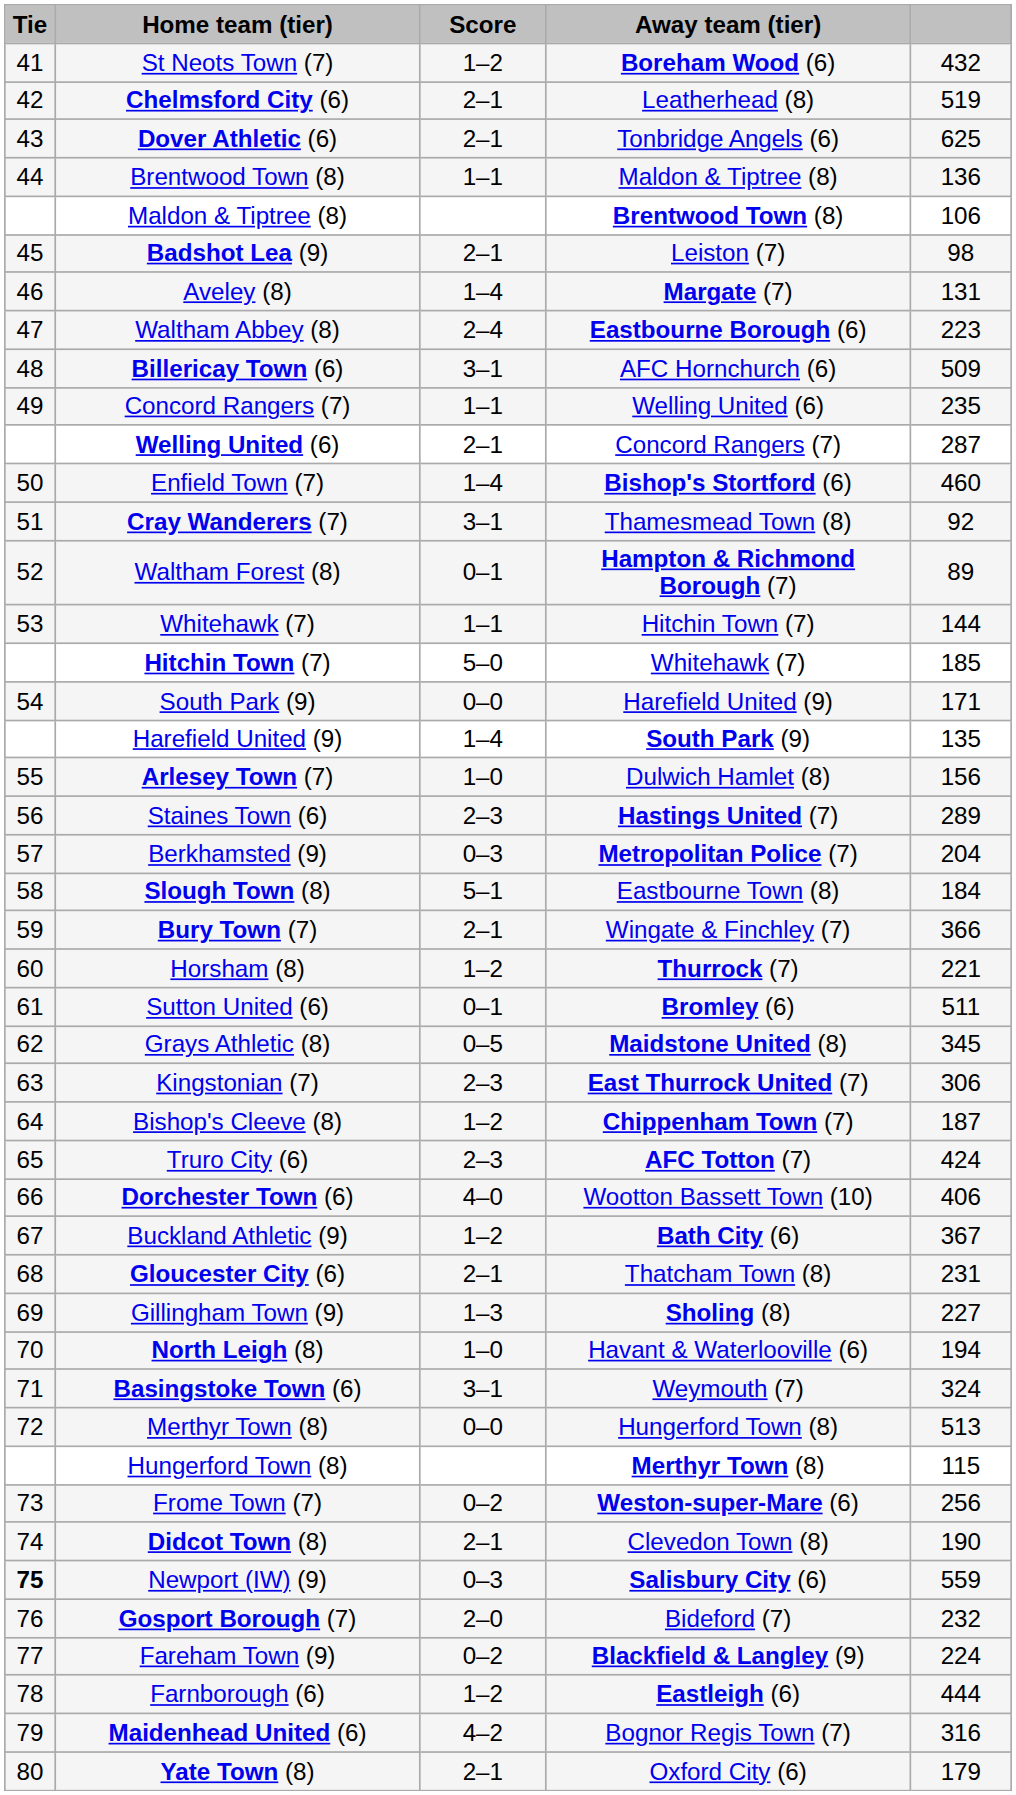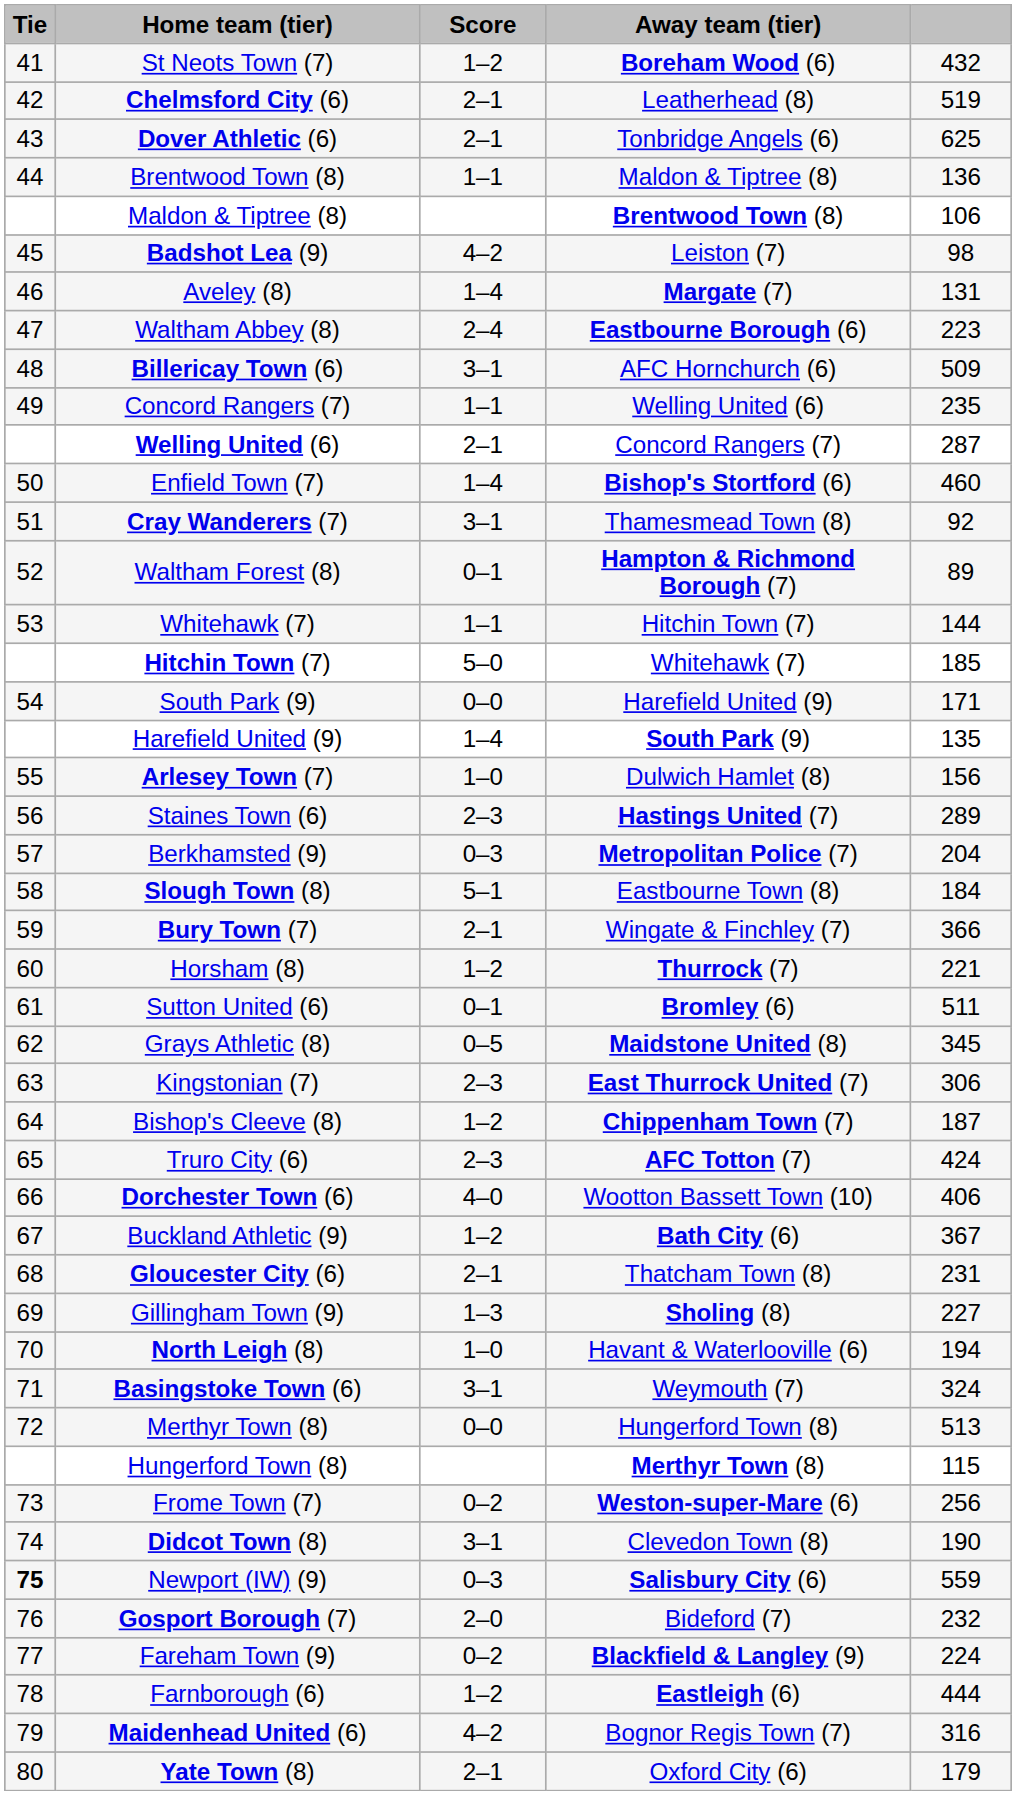(483, 254) 2–1 -> (483, 254) 4–2
(483, 1542) 2–1 -> (483, 1542) 3–1
